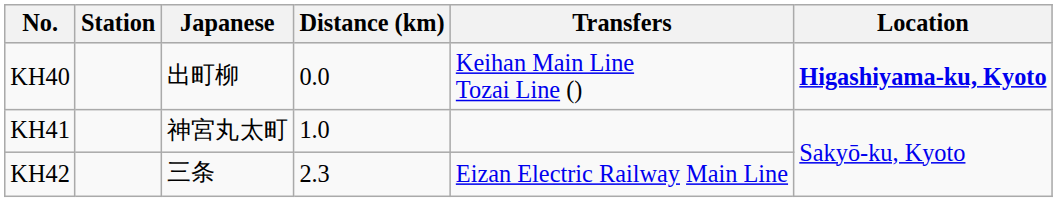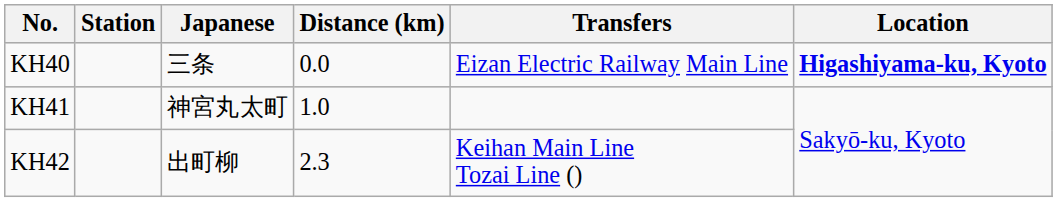(203, 75) 出町柳 -> (191, 63) 三条
(545, 76) Keihan Main Line Tozai Line () -> (622, 64) Eizan Electric Railway Main Line
(191, 172) 三条 -> (203, 161) 出町柳
(622, 173) Eizan Electric Railway Main Line -> (545, 162) Keihan Main Line Tozai Line ()
